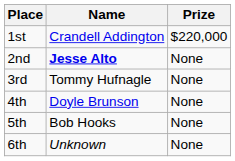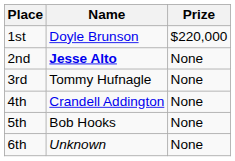(107, 36) Crandell Addington -> (94, 36) Doyle Brunson
(94, 101) Doyle Brunson -> (107, 101) Crandell Addington
